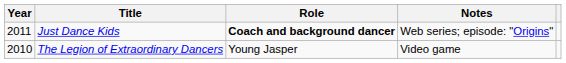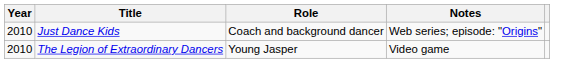(19, 31) 2011 -> (20, 31) 2010
(312, 31) bold -> (306, 31) normal
